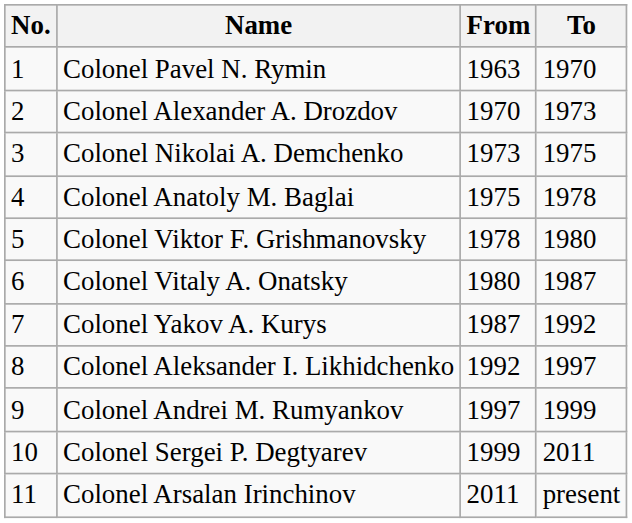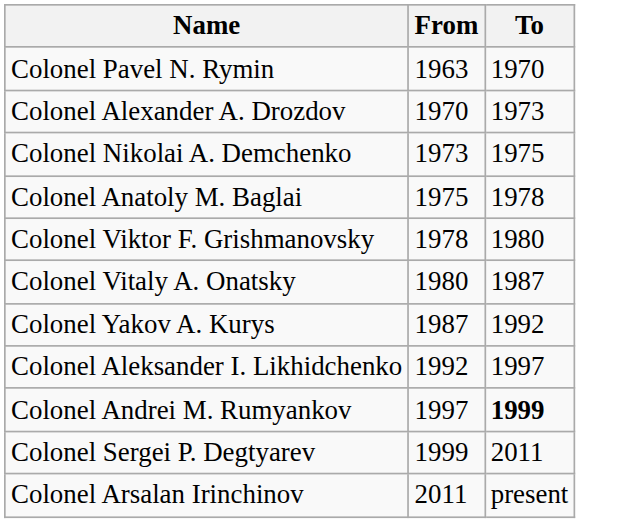- column: (31, 25)
(570, 409) normal -> (518, 409) bold
